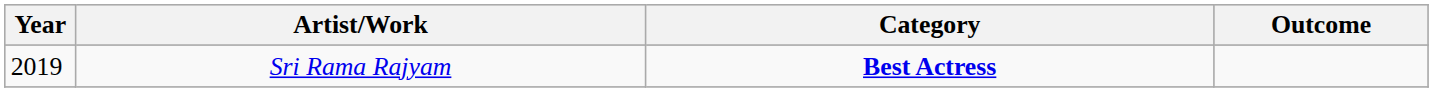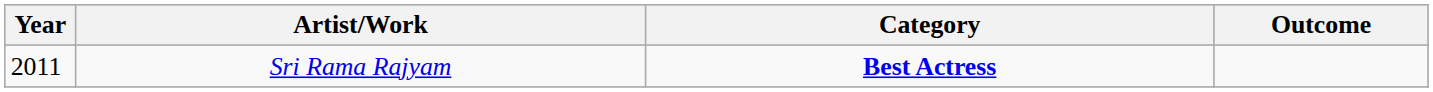(37, 65) 2019 -> (36, 65) 2011
